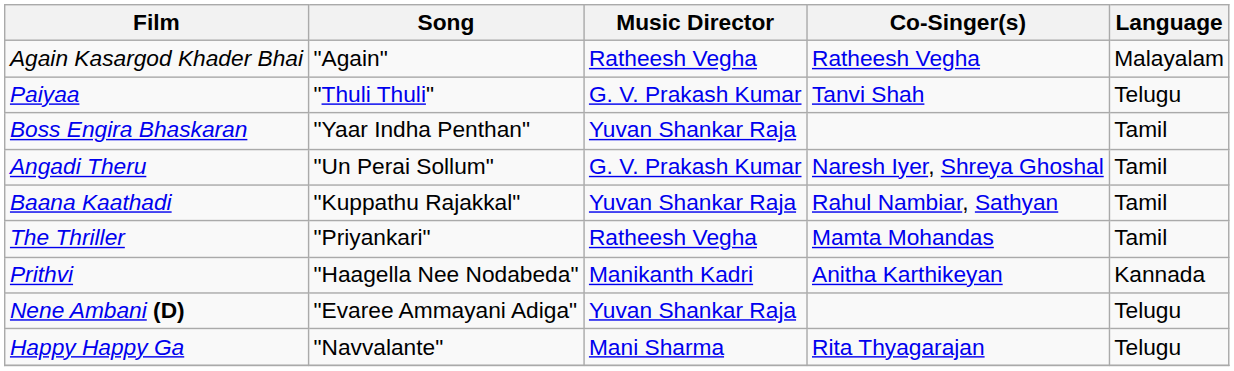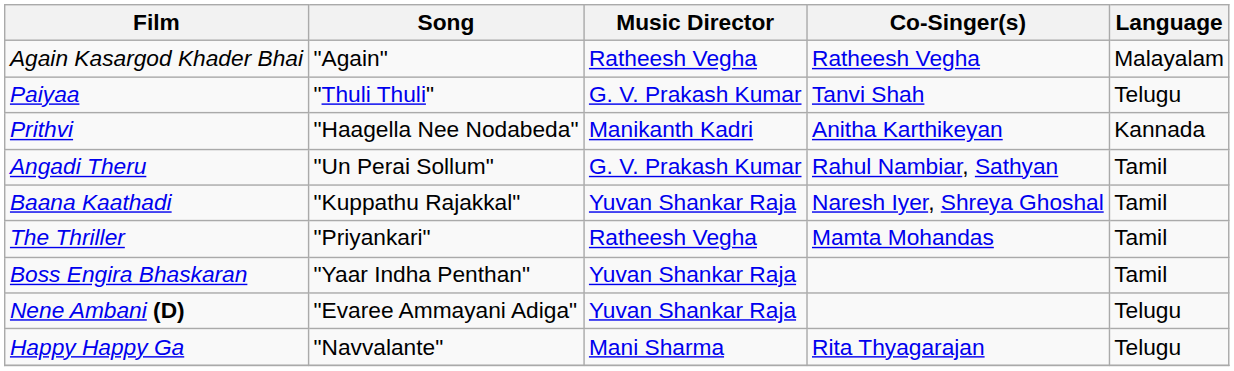rows swapped: (42, 274) <-> (129, 130)
(958, 166) Naresh Iyer, Shreya Ghoshal -> (935, 166) Rahul Nambiar, Sathyan
(935, 202) Rahul Nambiar, Sathyan -> (958, 202) Naresh Iyer, Shreya Ghoshal
